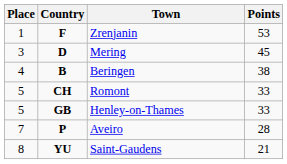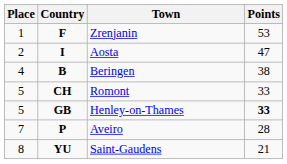+ row: (104, 52)
- row: (108, 52)
(264, 110) normal -> (264, 110) bold
